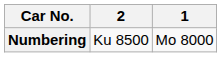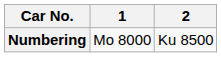columns swapped: (185, 16) <-> (121, 16)
